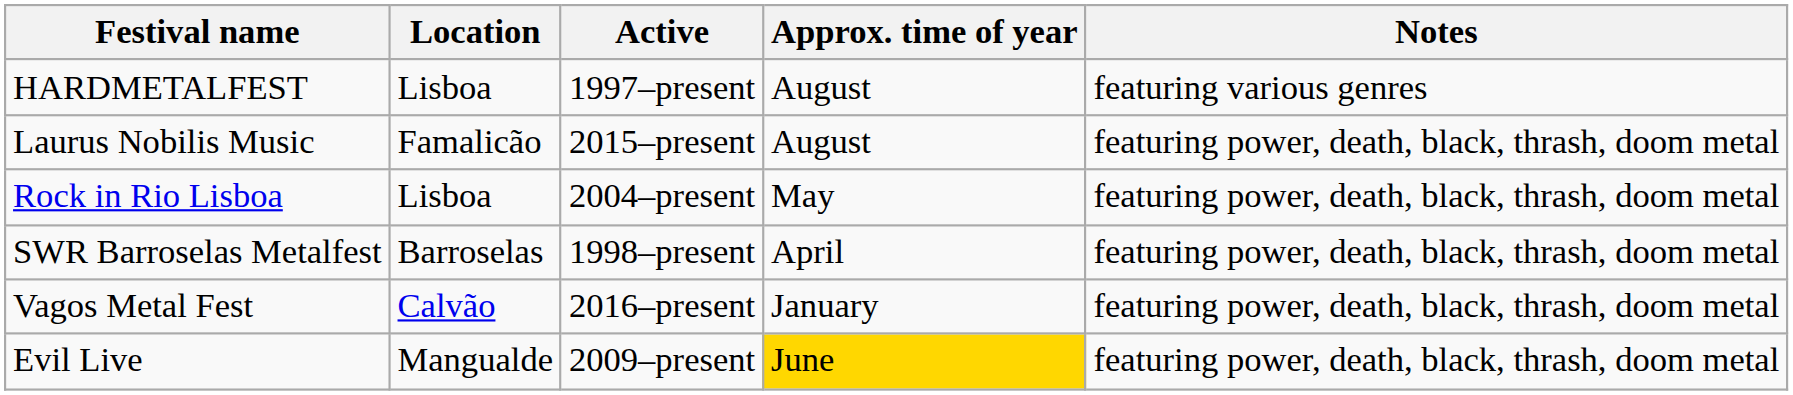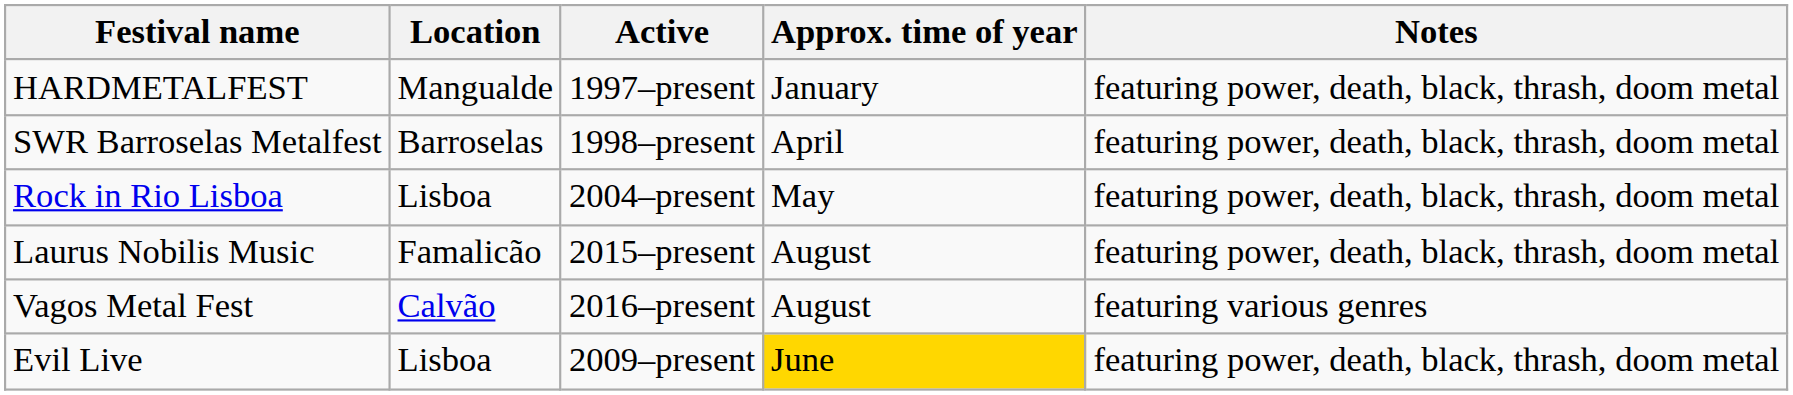(445, 86) Lisboa -> (475, 86) Mangualde
(821, 86) August -> (825, 86) January
(1260, 86) featuring various genres -> (1436, 86) featuring power, death, black, thrash, doom metal
rows swapped: (164, 141) <-> (197, 251)
(825, 305) January -> (821, 305) August
(1436, 305) featuring power, death, black, thrash, doom metal -> (1260, 305) featuring various genres
(475, 360) Mangualde -> (445, 360) Lisboa
